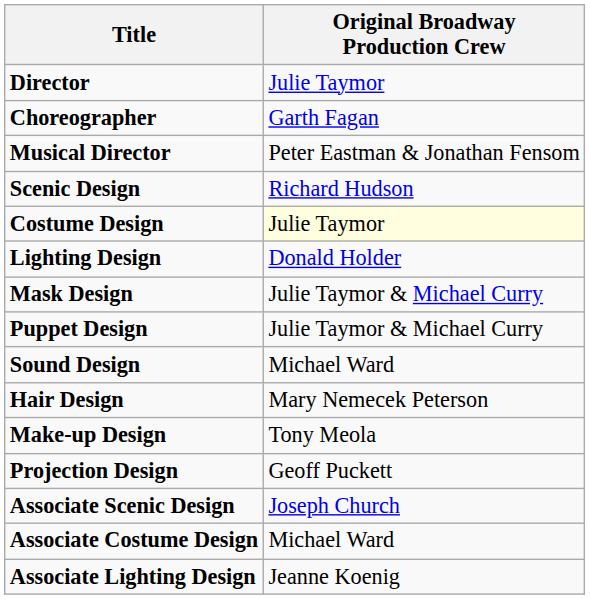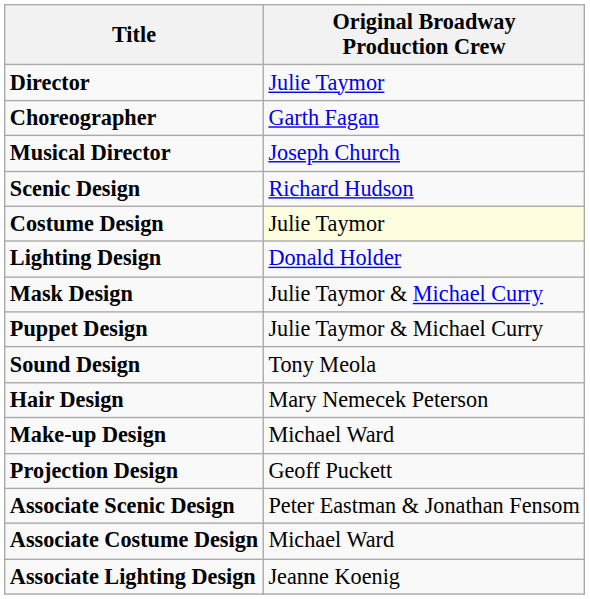(424, 152) Peter Eastman & Jonathan Fensom -> (334, 152) Joseph Church
(331, 364) Michael Ward -> (322, 364) Tony Meola
(322, 435) Tony Meola -> (331, 435) Michael Ward
(334, 505) Joseph Church -> (424, 505) Peter Eastman & Jonathan Fensom
